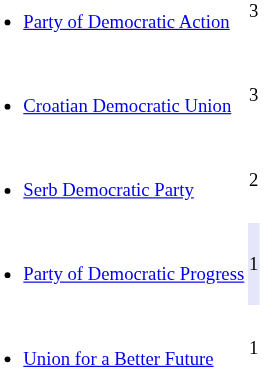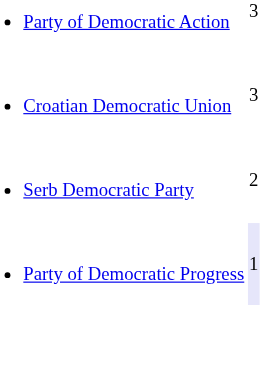- row: (110, 359)
